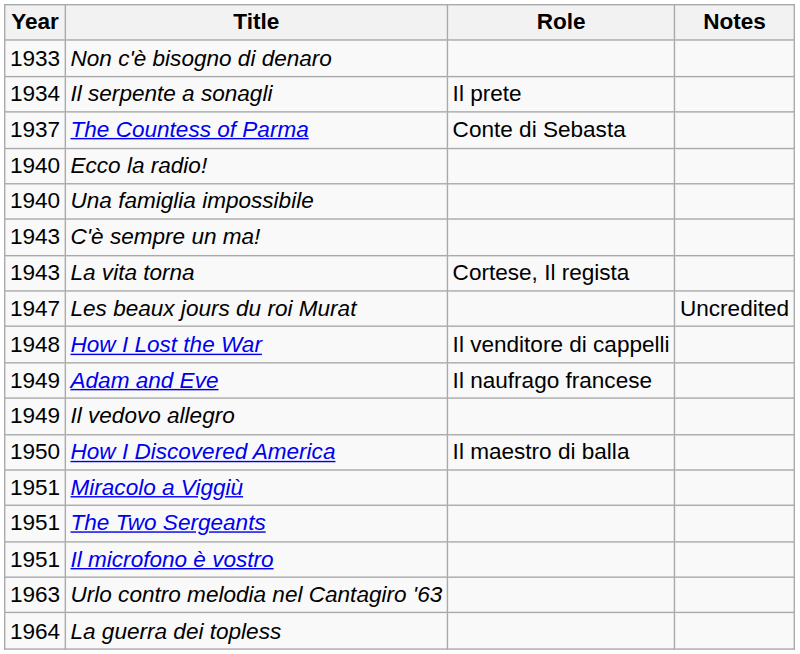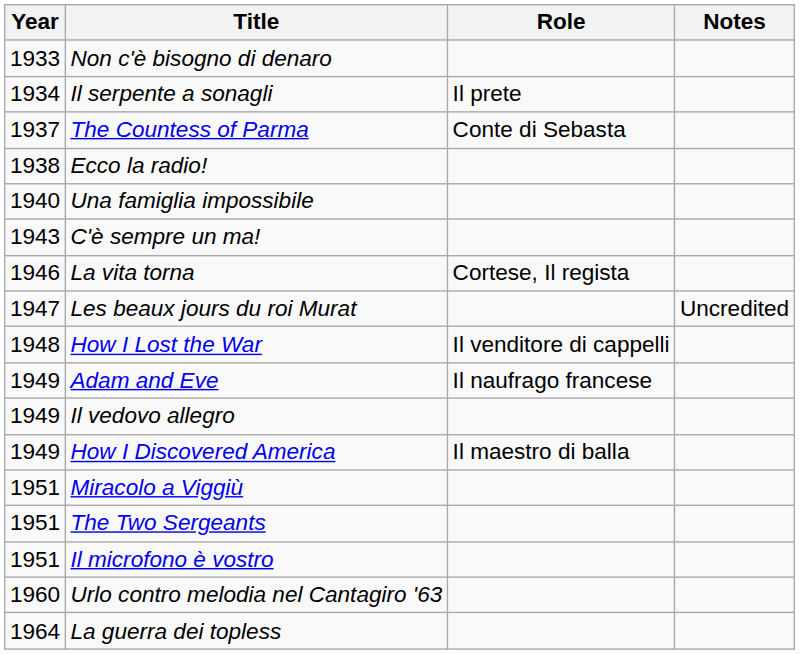(35, 165) 1940 -> (35, 165) 1938
(35, 272) 1943 -> (35, 272) 1946
(35, 451) 1950 -> (35, 451) 1949
(35, 594) 1963 -> (35, 594) 1960
